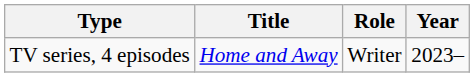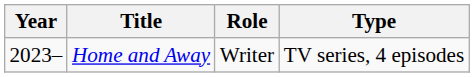columns swapped: (438, 21) <-> (100, 21)
